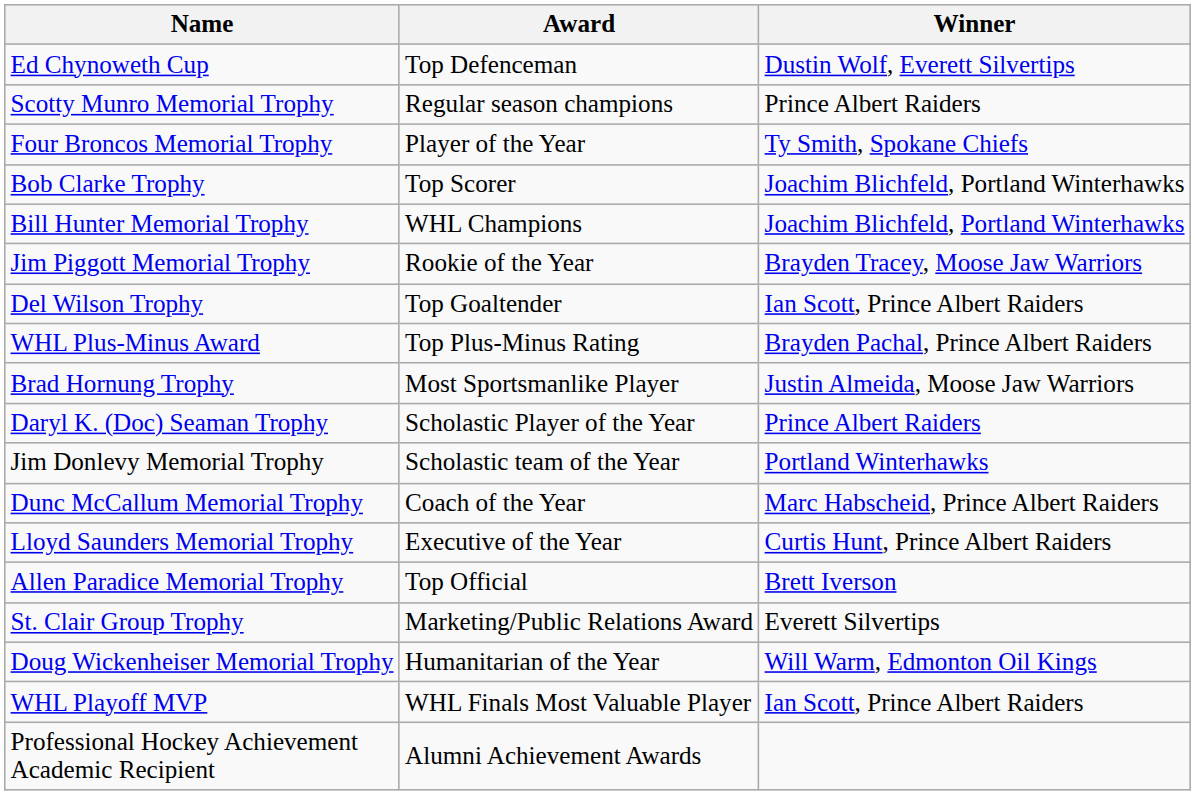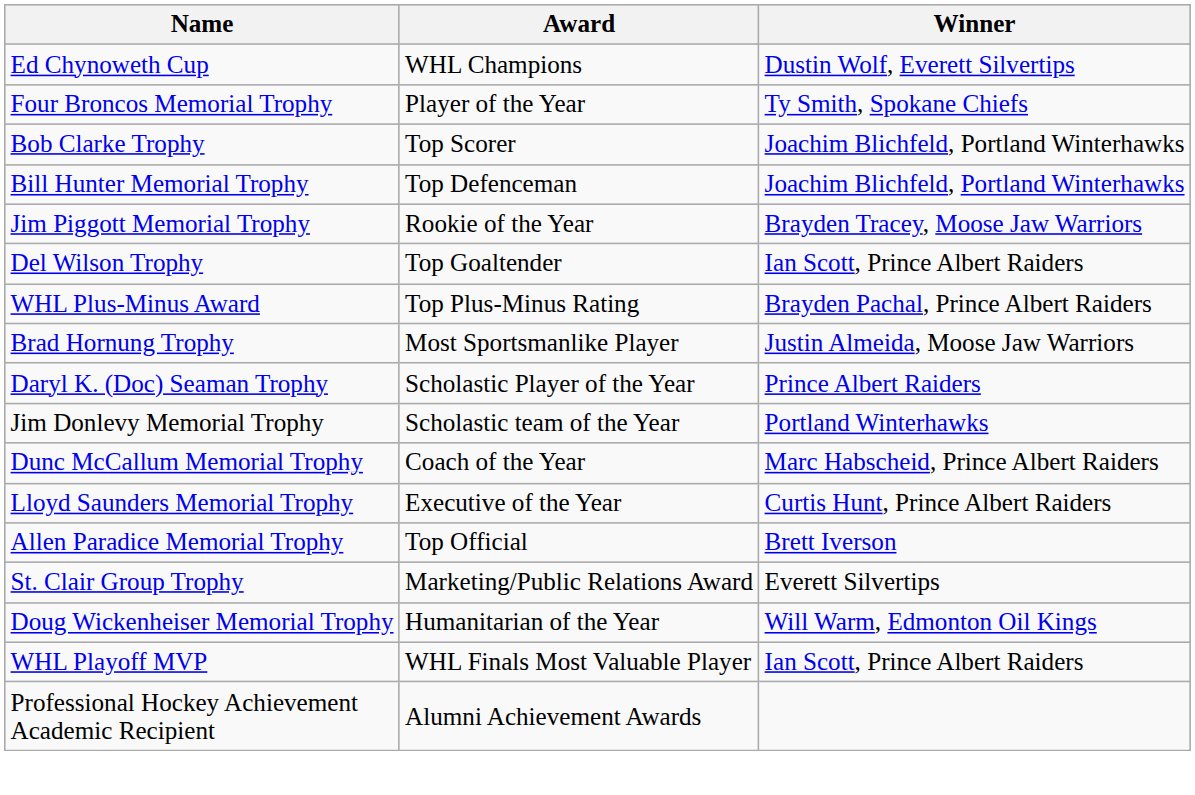(491, 64) Top Defenceman -> (494, 64) WHL Champions
- row: (172, 104)
(494, 223) WHL Champions -> (491, 183) Top Defenceman
